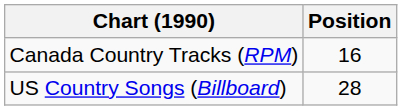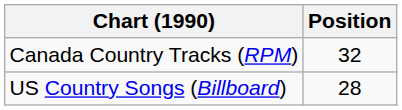(350, 54) 16 -> (350, 54) 32
